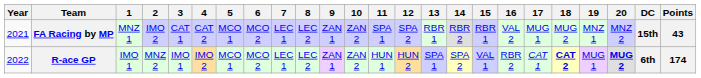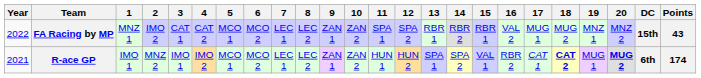(18, 33) 2021 -> (18, 33) 2022
(18, 60) 2022 -> (18, 60) 2021
